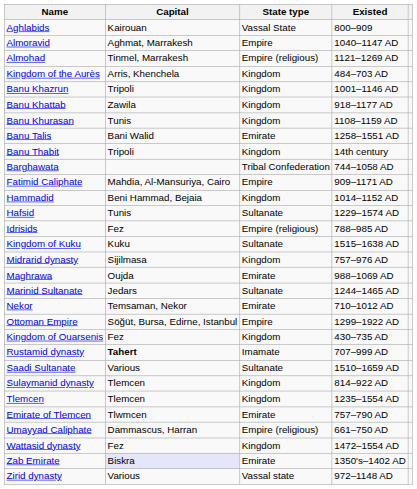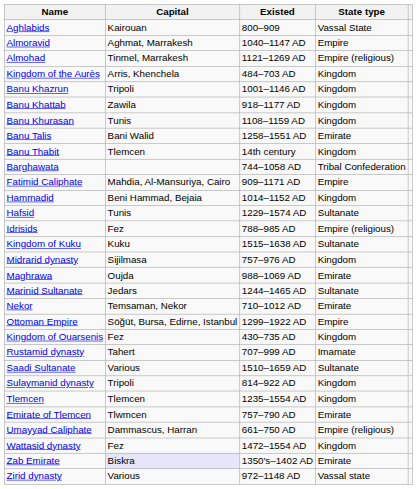columns swapped: (286, 12) <-> (370, 12)
(121, 151) Tripoli -> (126, 151) Tlemcen
(122, 352) bold -> (121, 352) normal
(126, 383) Tlemcen -> (121, 383) Tripoli
